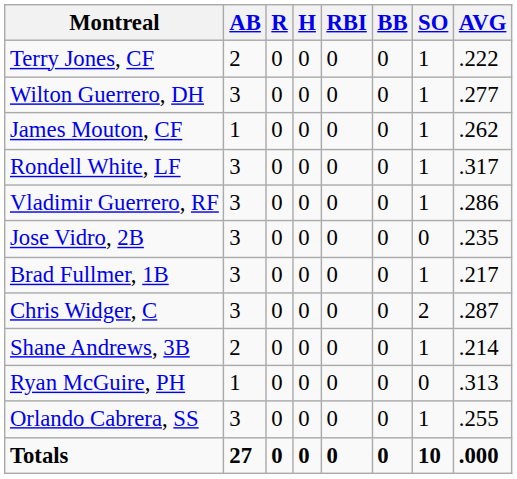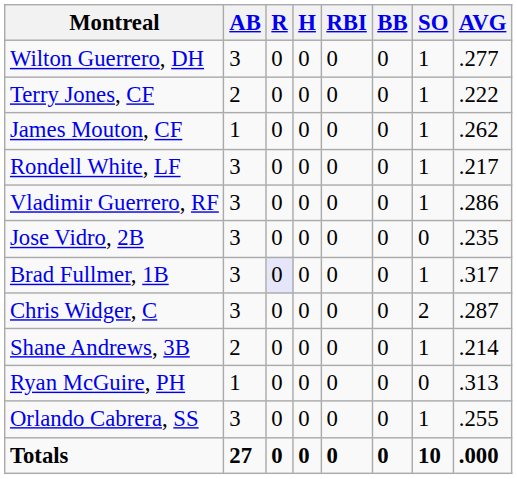rows swapped: (107, 94) <-> (82, 58)
(479, 166) .317 -> (479, 166) .217
(277, 274) no background -> (277, 274) lavender background
(479, 274) .217 -> (479, 274) .317
